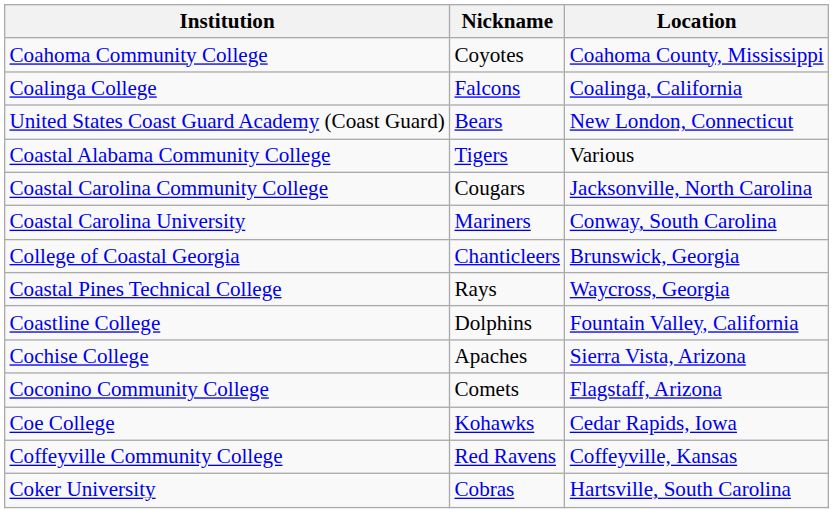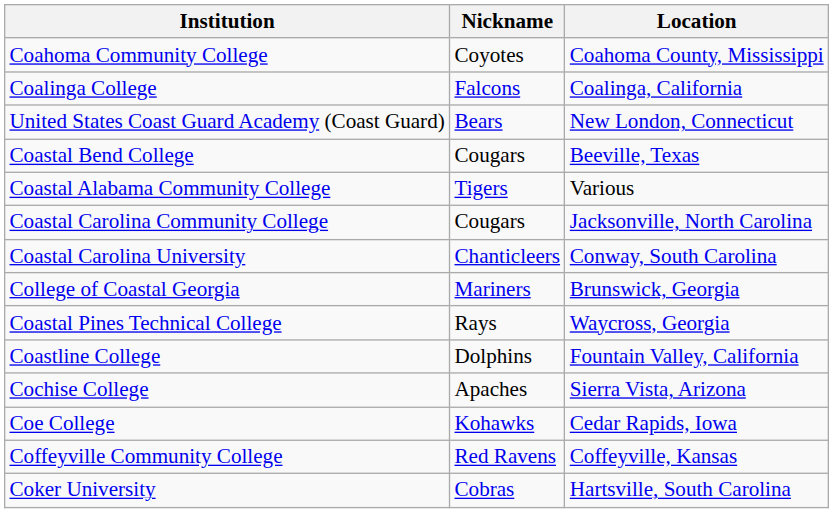+ row: (102, 155)
(493, 222) Mariners -> (507, 255) Chanticleers
(507, 255) Chanticleers -> (493, 289) Mariners
- row: (139, 389)
